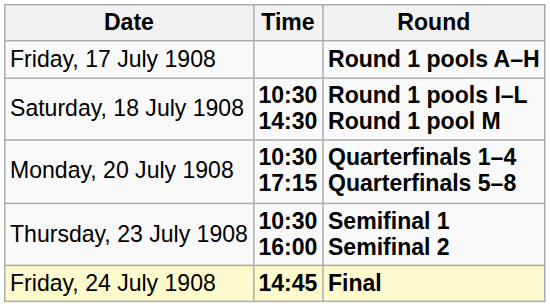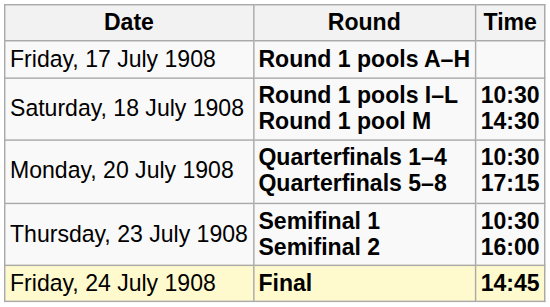columns swapped: (288, 22) <-> (434, 22)
